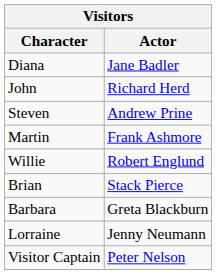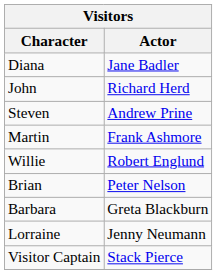(145, 185) Stack Pierce -> (146, 185) Peter Nelson
(146, 257) Peter Nelson -> (145, 257) Stack Pierce
